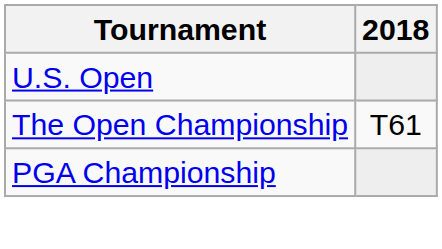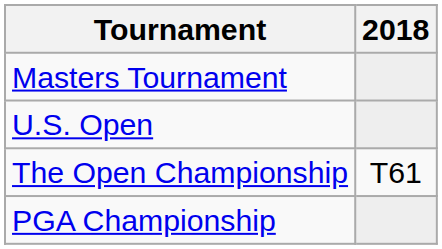+ row: (149, 77)
